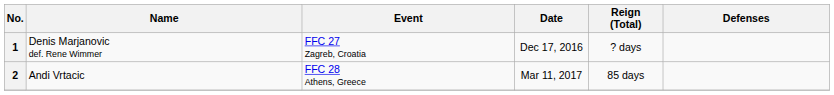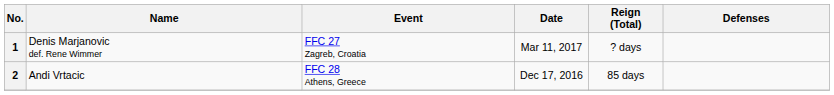(552, 47) Dec 17, 2016 -> (552, 47) Mar 11, 2017
(552, 76) Mar 11, 2017 -> (552, 76) Dec 17, 2016
